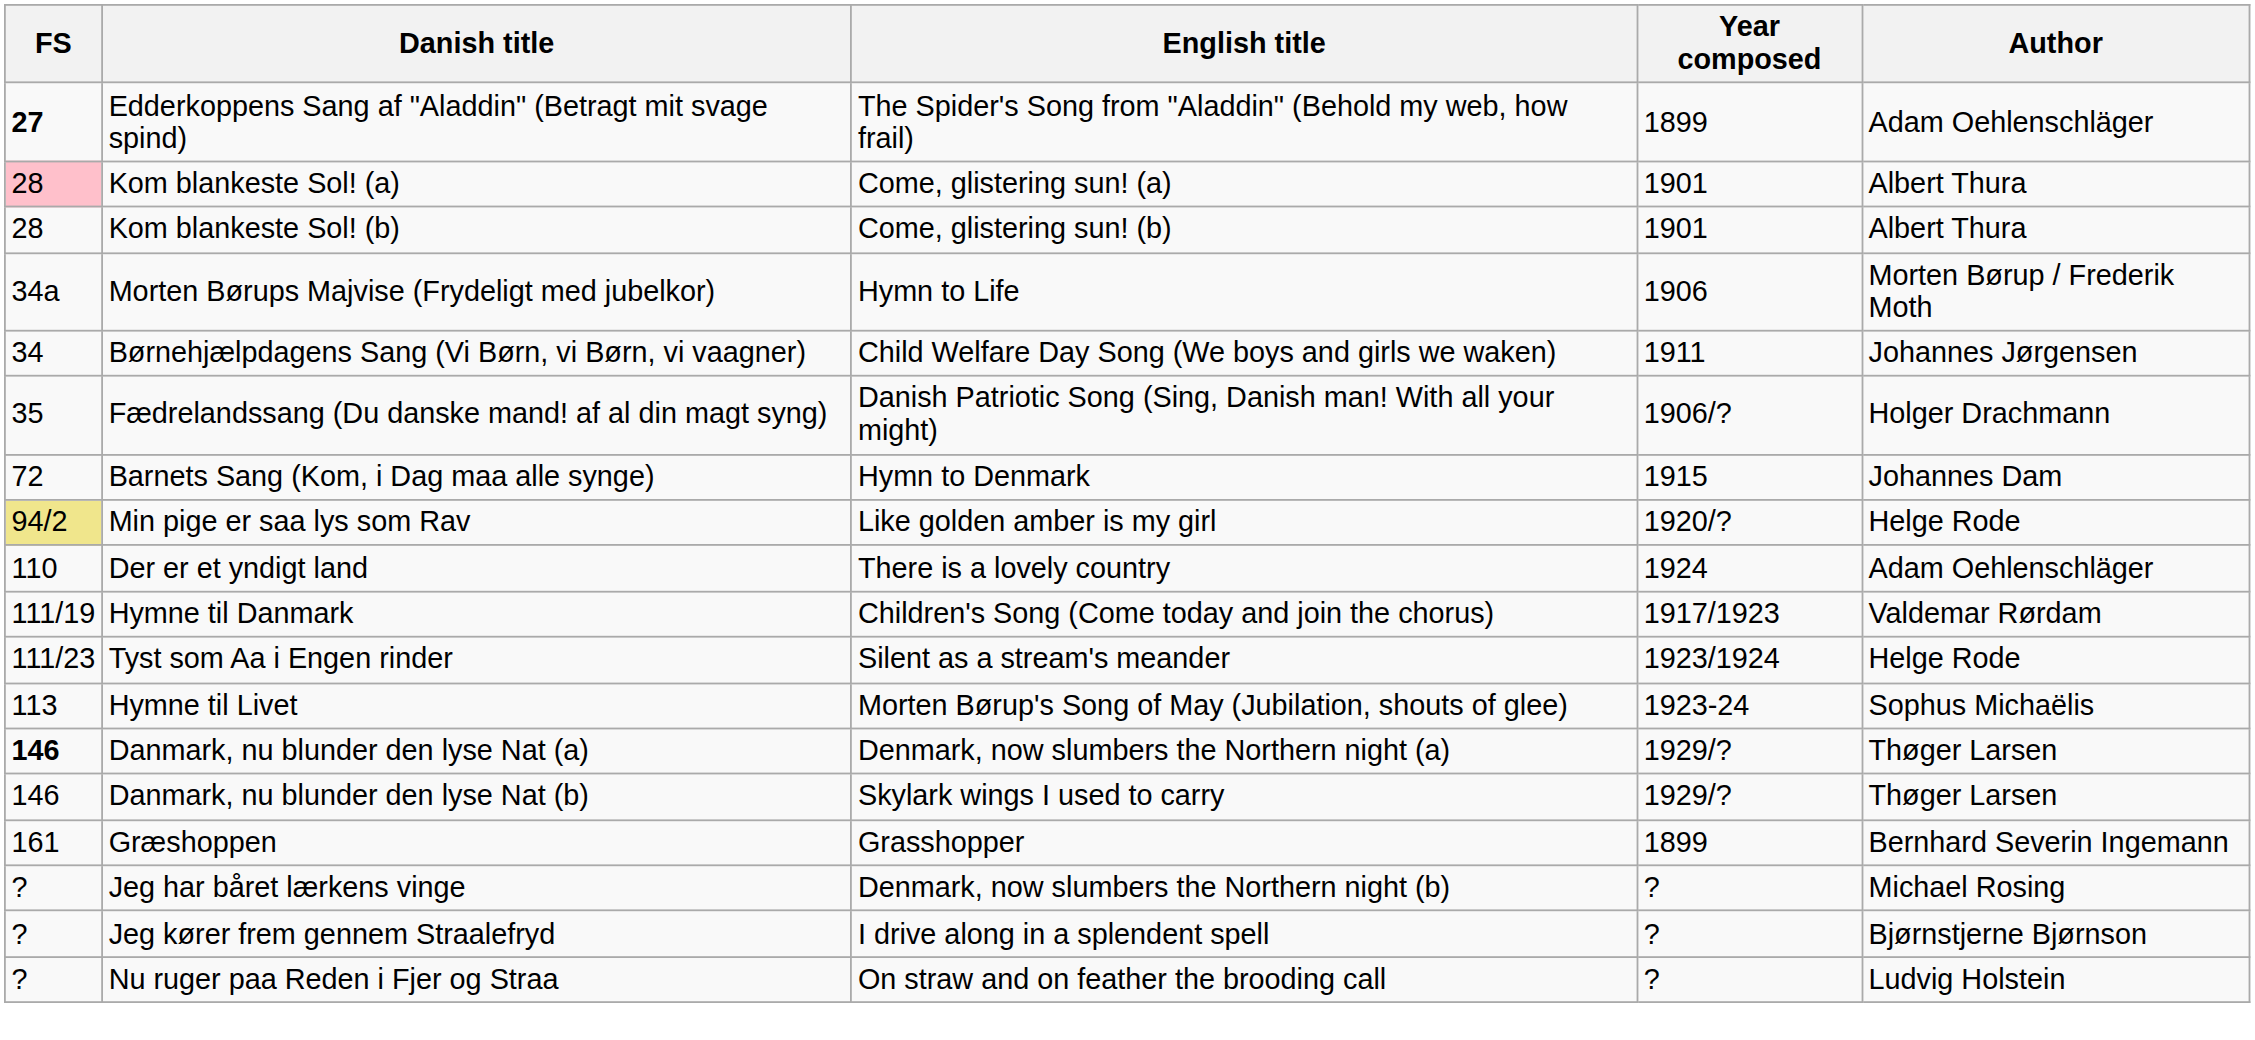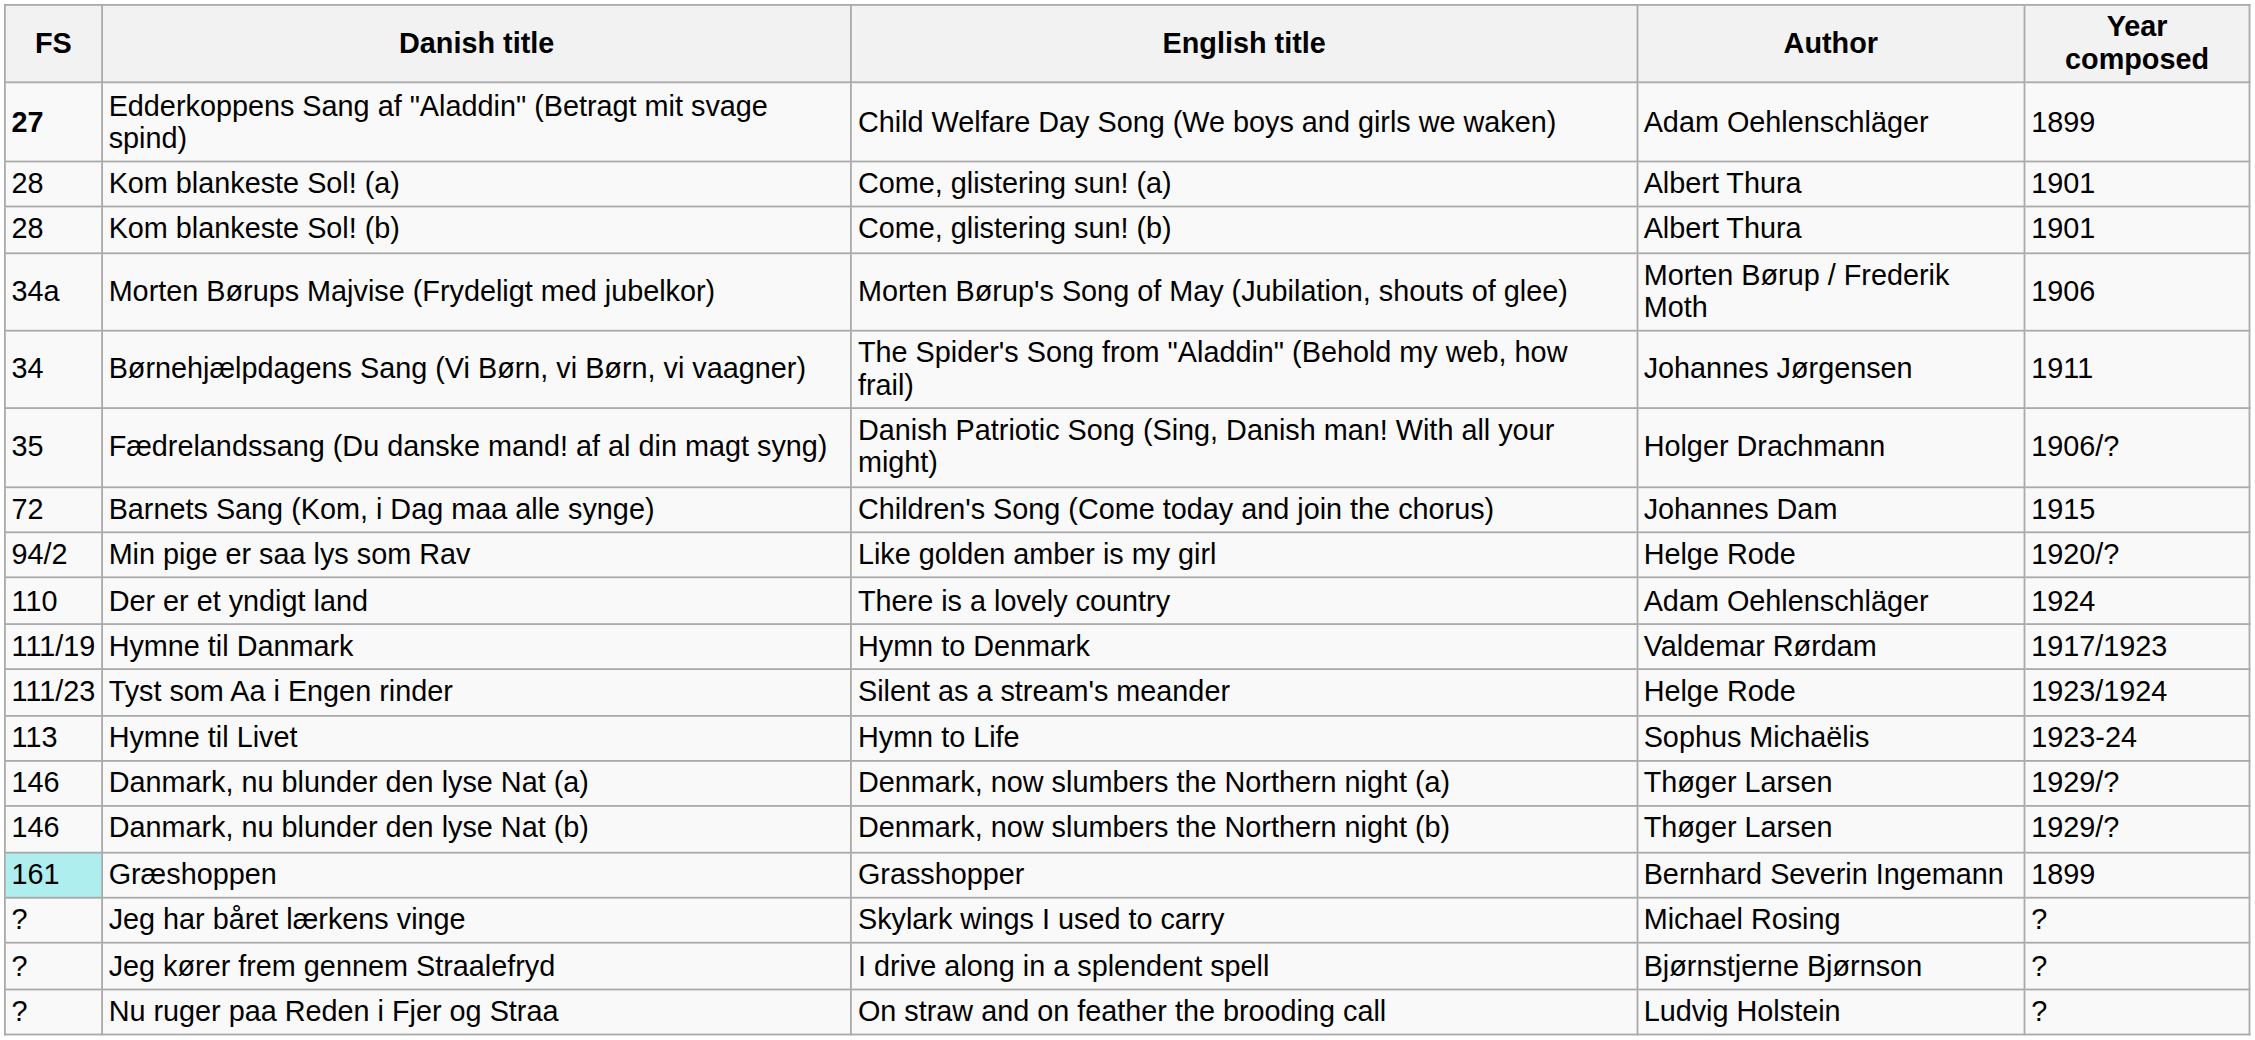columns swapped: (2056, 43) <-> (1749, 43)
(1213, 121) The Spider's Song from "Aladdin" (Behold my web, how frail) -> (1207, 121) Child Welfare Day Song (We boys and girls we waken)
(28, 183) pink background -> (28, 183) no background
(939, 291) Hymn to Life -> (1213, 291) Morten Børup's Song of May (Jubilation, shouts of glee)
(1207, 352) Child Welfare Day Song (We boys and girls we waken) -> (1213, 369) The Spider's Song from "Aladdin" (Behold my web, how frail)
(974, 476) Hymn to Denmark -> (1176, 509) Children's Song (Come today and join the chorus)
(40, 522) khaki background -> (40, 554) no background
(1176, 613) Children's Song (Come today and join the chorus) -> (974, 646) Hymn to Denmark
(1213, 705) Morten Børup's Song of May (Jubilation, shouts of glee) -> (939, 737) Hymn to Life
(36, 750) bold -> (36, 783) normal
(1041, 796) Skylark wings I used to carry -> (1154, 828) Denmark, now slumbers the Northern night (b)
(36, 842) no background -> (36, 874) paleturquoise background
(1154, 887) Denmark, now slumbers the Northern night (b) -> (1041, 920) Skylark wings I used to carry
